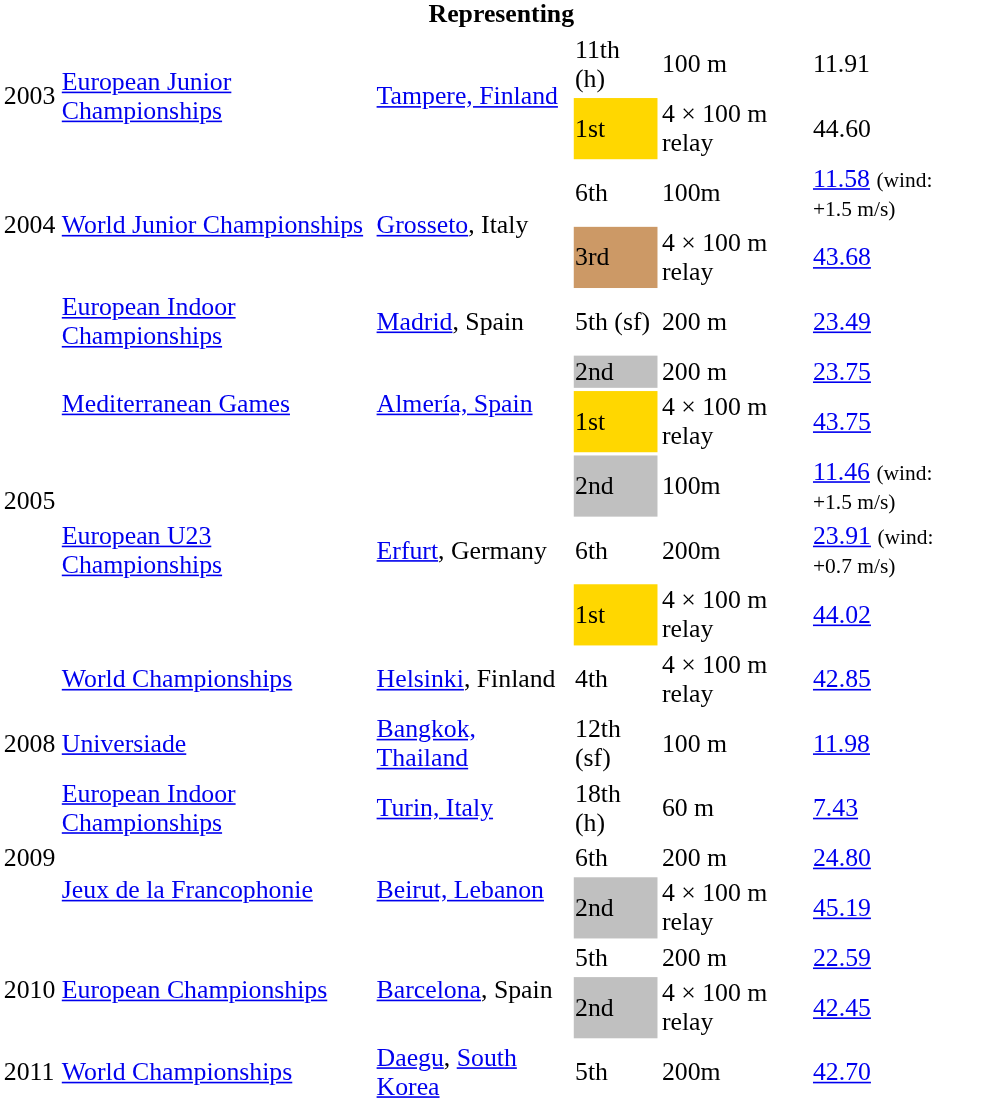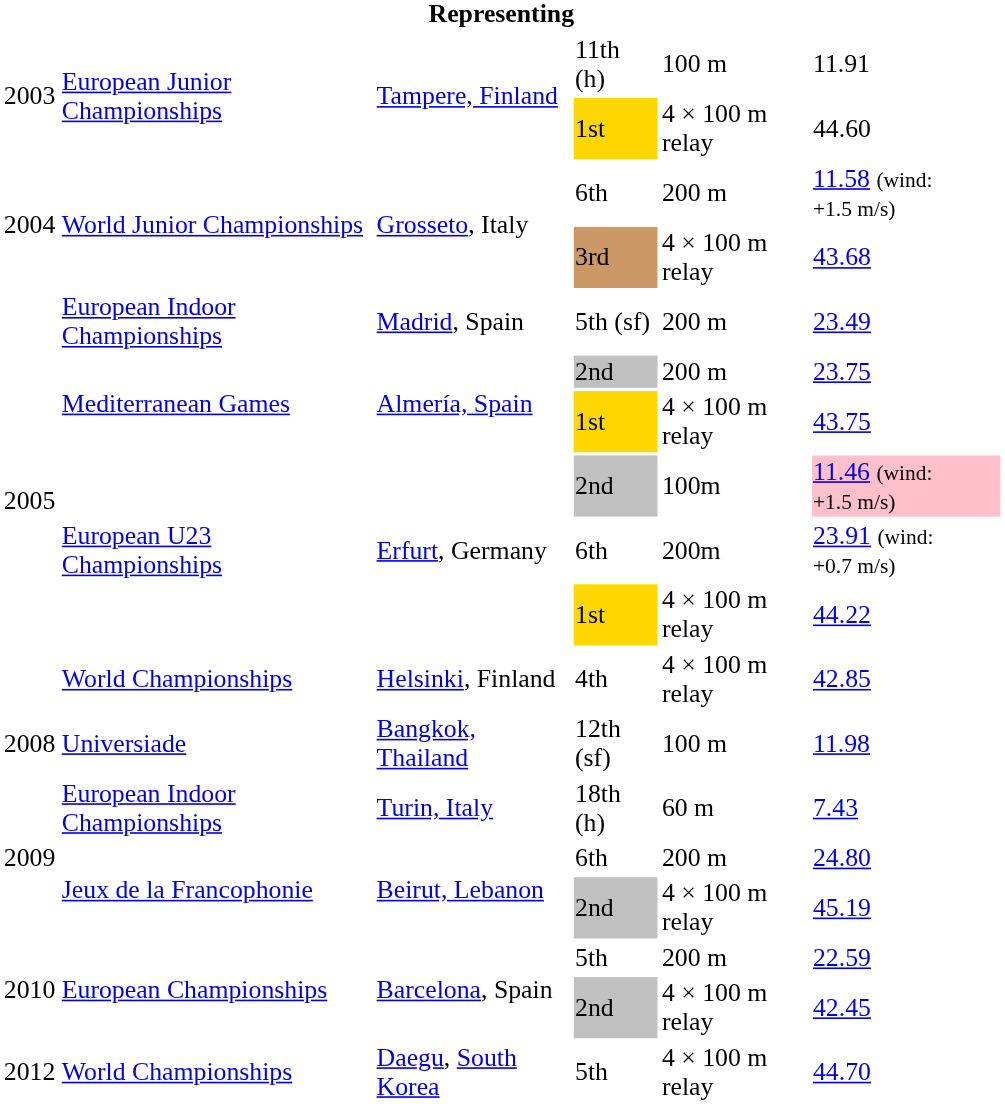(691, 192) 100m -> (694, 192) 200 m
(873, 485) no background -> (873, 485) pink background
(842, 614) 44.02 -> (842, 614) 44.22
(29, 1071) 2011 -> (30, 1071) 2012
(691, 1071) 200m -> (715, 1071) 4 × 100 m relay
(842, 1071) 42.70 -> (842, 1071) 44.70
